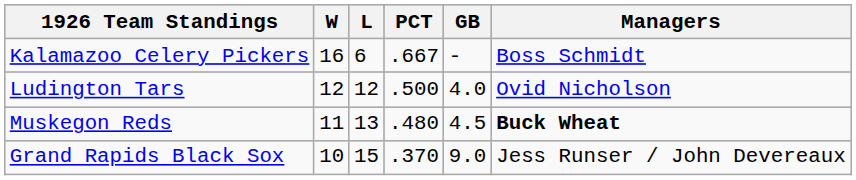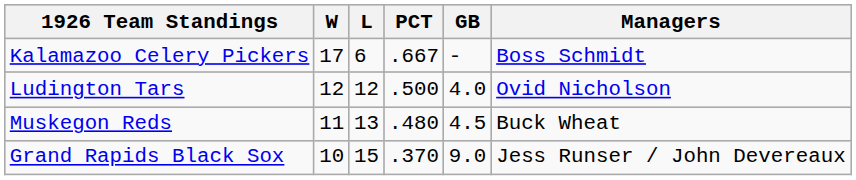(332, 56) 16 -> (332, 56) 17
(559, 123) bold -> (559, 123) normal
